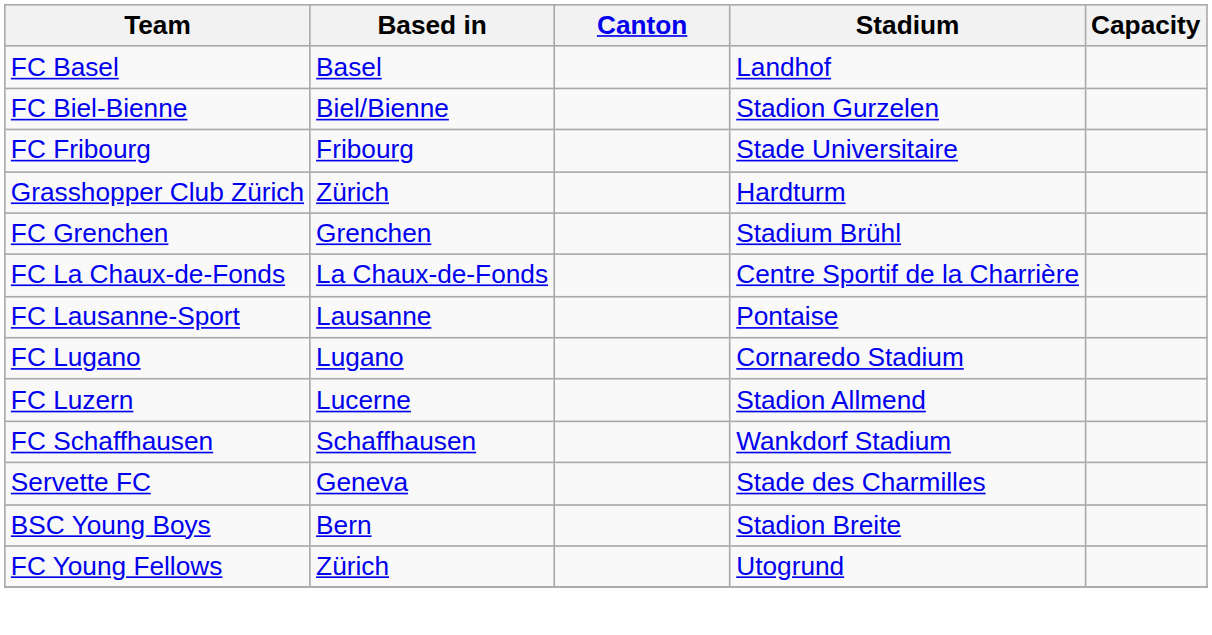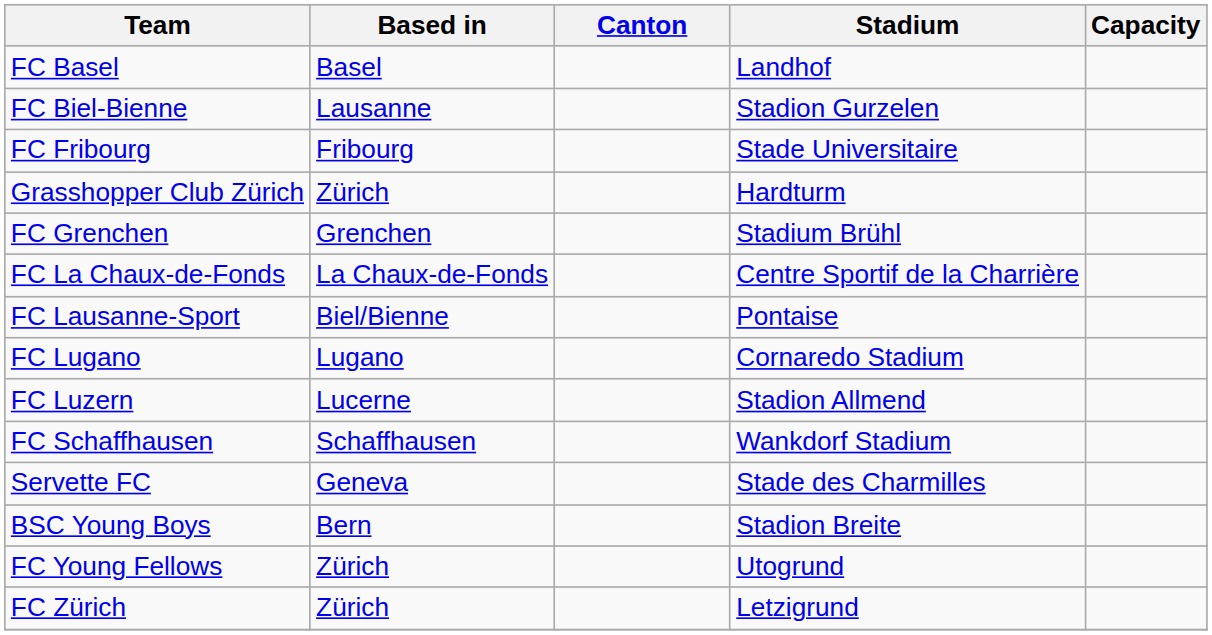(382, 108) Biel/Bienne -> (374, 108) Lausanne
(374, 316) Lausanne -> (382, 316) Biel/Bienne
+ row: (68, 607)
